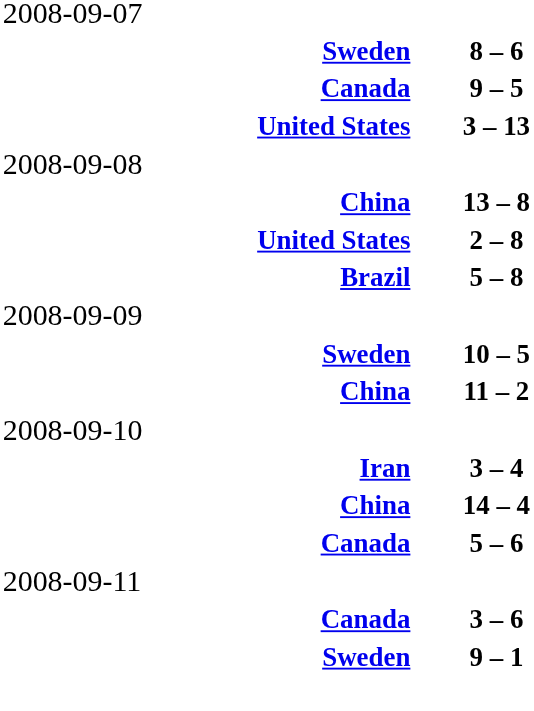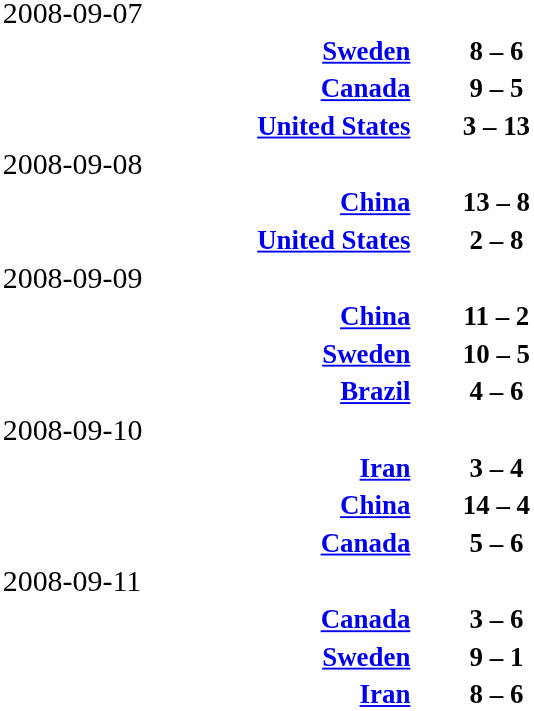- row: (375, 277)
rows swapped: (375, 391) <-> (366, 354)
+ row: (375, 391)
+ row: (385, 694)
